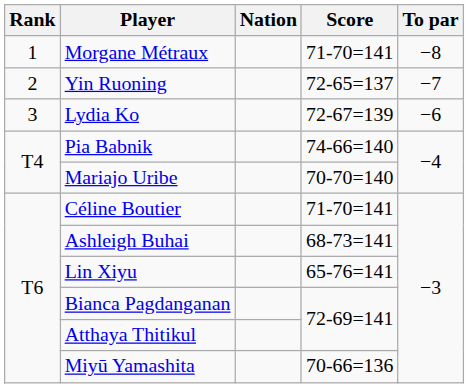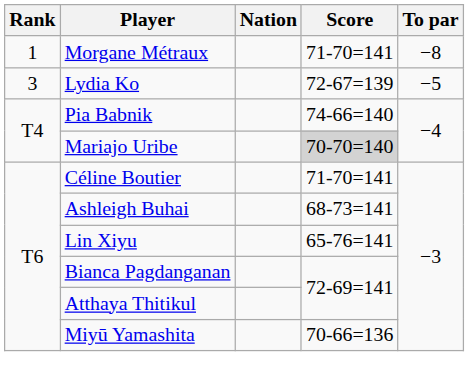- row: (116, 83)
(431, 114) −6 -> (431, 83) −5
(350, 177) no background -> (350, 146) lightgrey background
